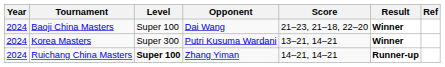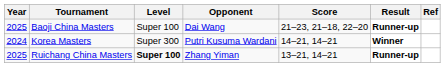(17, 27) 2024 -> (17, 27) 2025
(388, 27) Winner -> (396, 27) Runner-up
(309, 41) 13–21, 14–21 -> (309, 41) 14–21, 14–21
(17, 56) 2024 -> (17, 56) 2025
(309, 56) 14–21, 14–21 -> (309, 56) 13–21, 14–21
